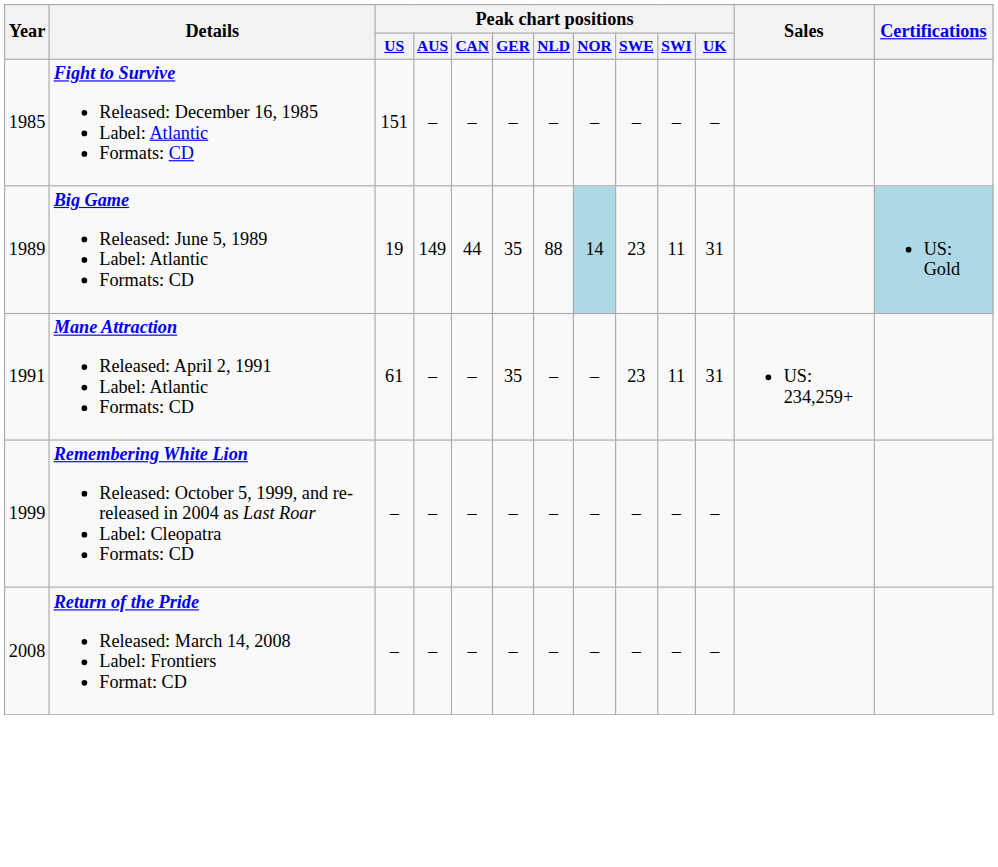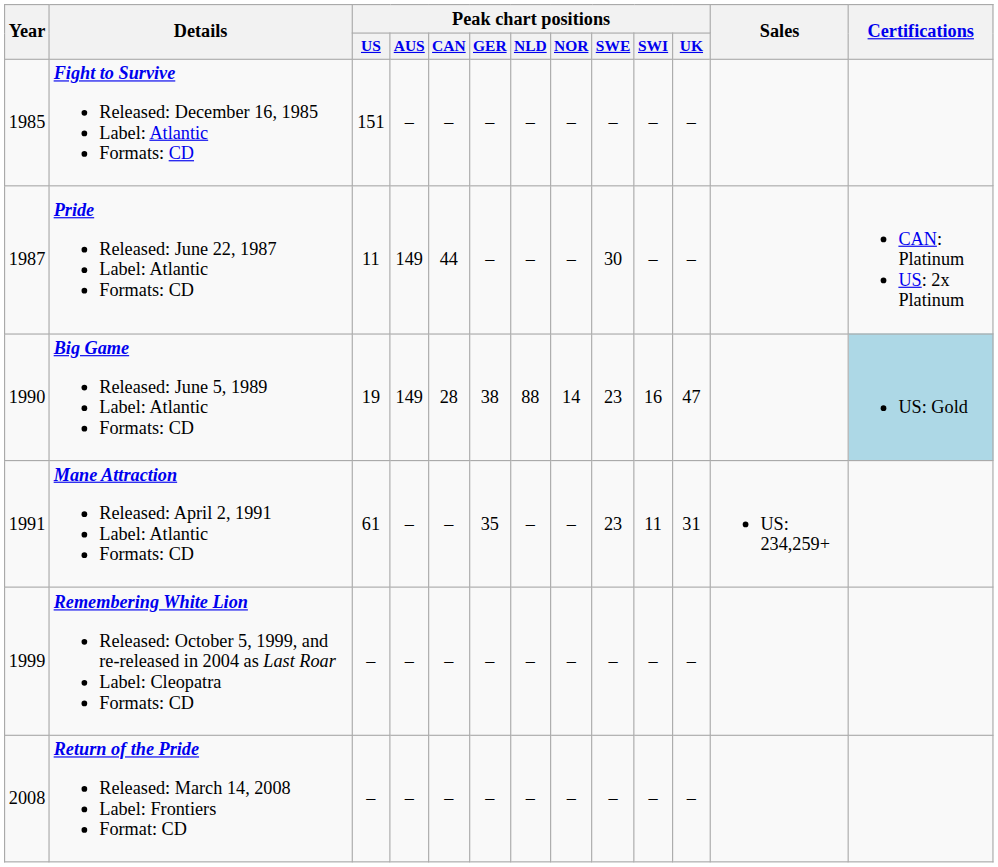+ row: (201, 251)
(27, 249) 1989 -> (27, 396) 1990
(472, 249) 44 -> (449, 396) 28
(513, 249) 35 -> (490, 396) 38
(595, 249) lightblue background -> (571, 396) no background
(676, 249) 11 -> (653, 396) 16
(715, 249) 31 -> (691, 396) 47
